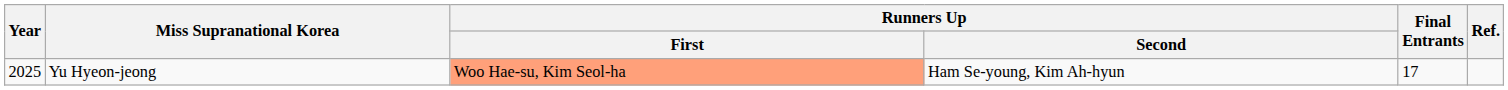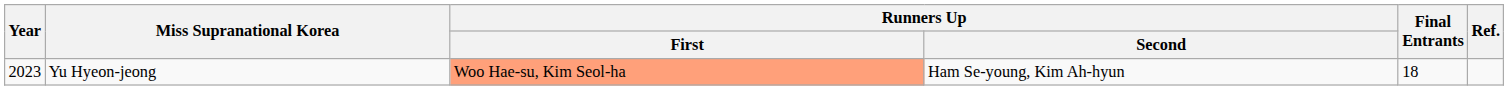(25, 71) 2025 -> (25, 71) 2023
(1410, 71) 17 -> (1410, 71) 18
